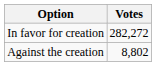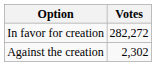(135, 52) 8,802 -> (135, 52) 2,302
